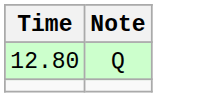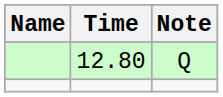+ column: (38, 24)
